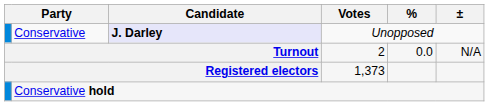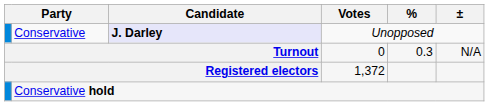(381, 52) 2 -> (381, 52) 0
(424, 52) 0.0 -> (424, 52) 0.3
(369, 71) 1,373 -> (369, 71) 1,372
